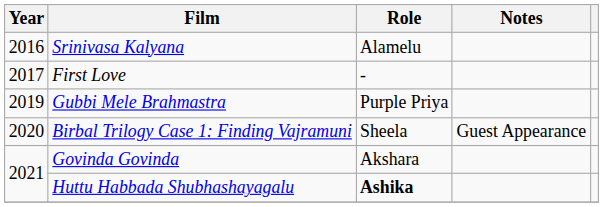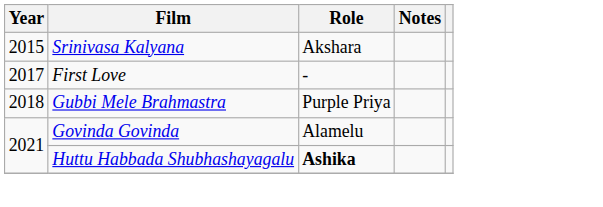(26, 46) 2016 -> (26, 46) 2015
(391, 46) Alamelu -> (332, 46) Akshara
(26, 103) 2019 -> (26, 103) 2018
- row: (202, 131)
(390, 159) Akshara -> (333, 131) Alamelu
